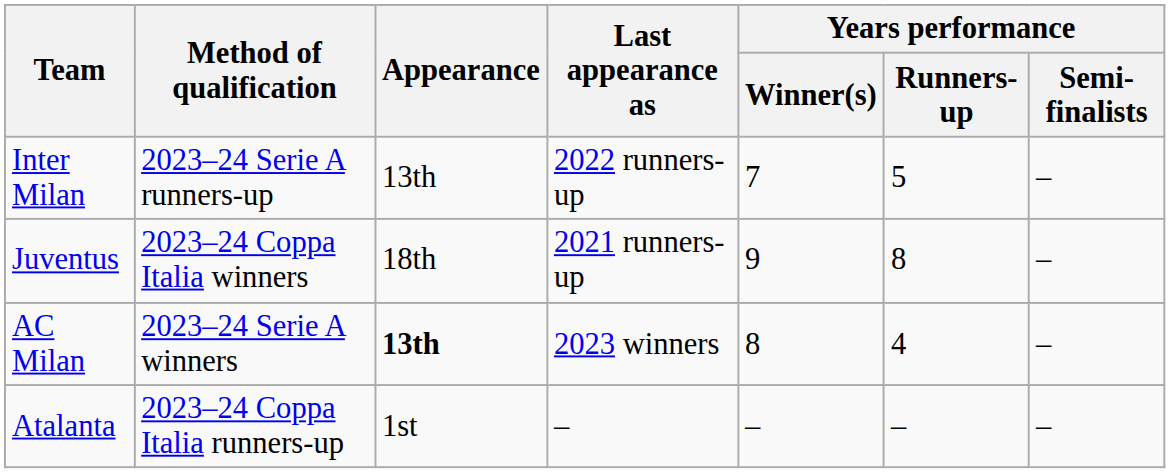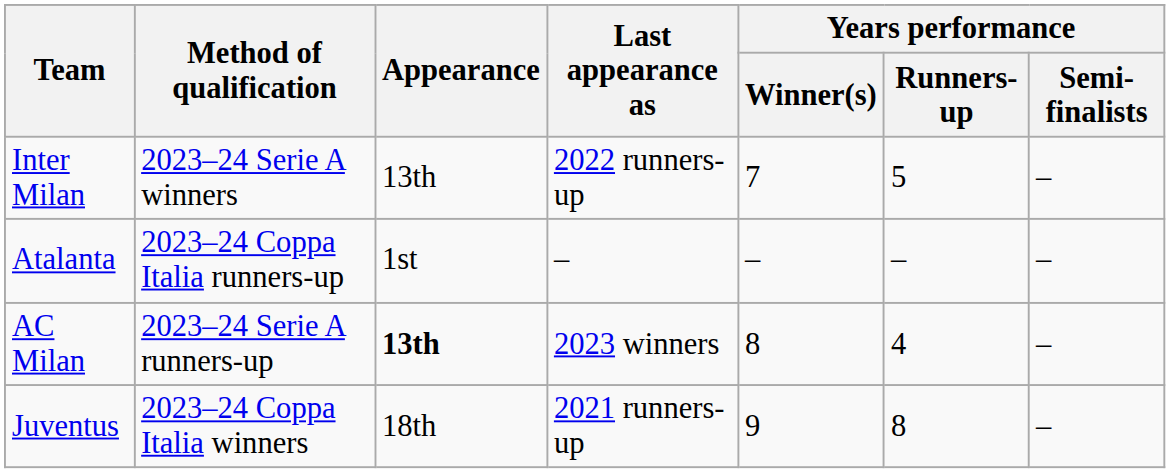(243, 177) 2023–24 Serie A runners-up -> (243, 177) 2023–24 Serie A winners
rows swapped: (65, 260) <-> (64, 425)
(243, 342) 2023–24 Serie A winners -> (243, 342) 2023–24 Serie A runners-up
